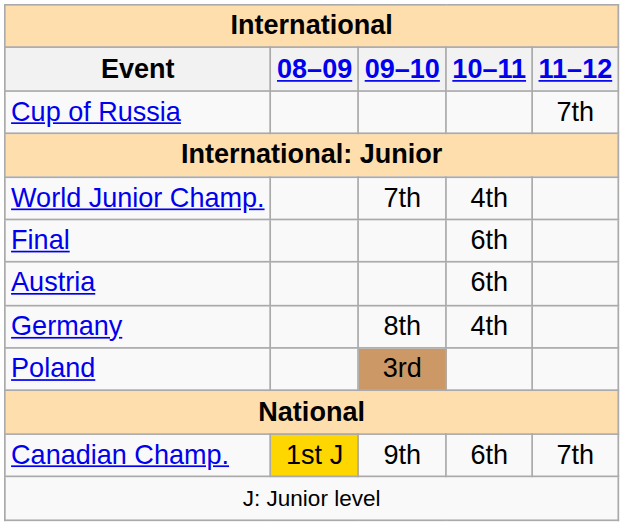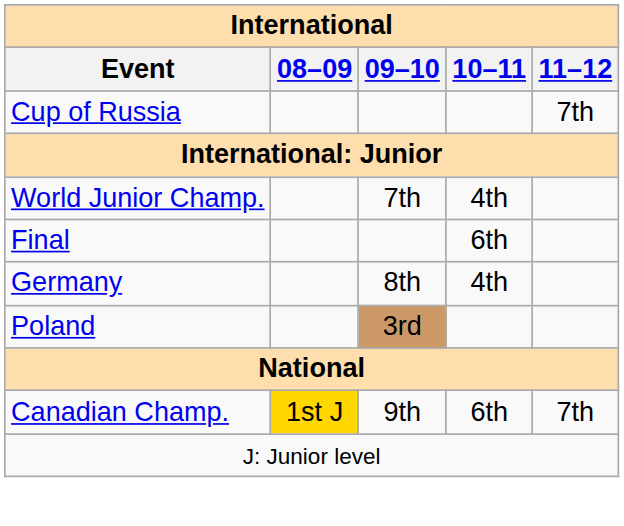- row: (53, 283)
